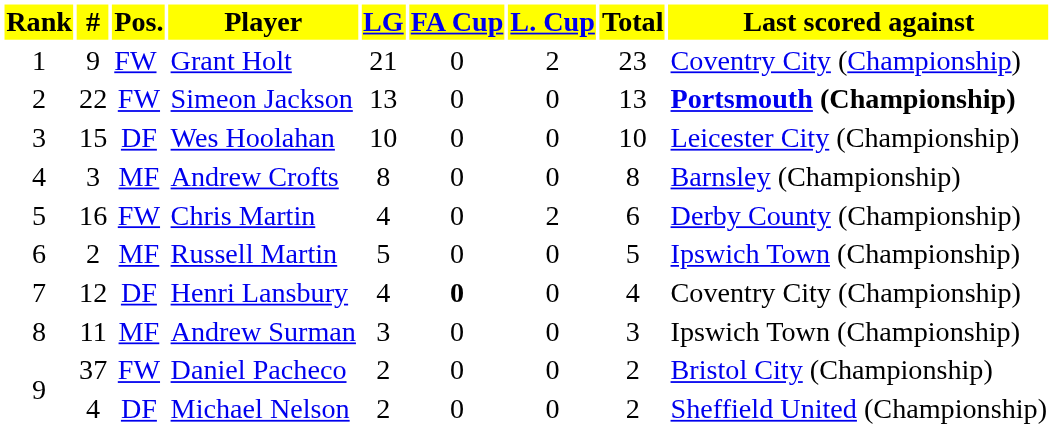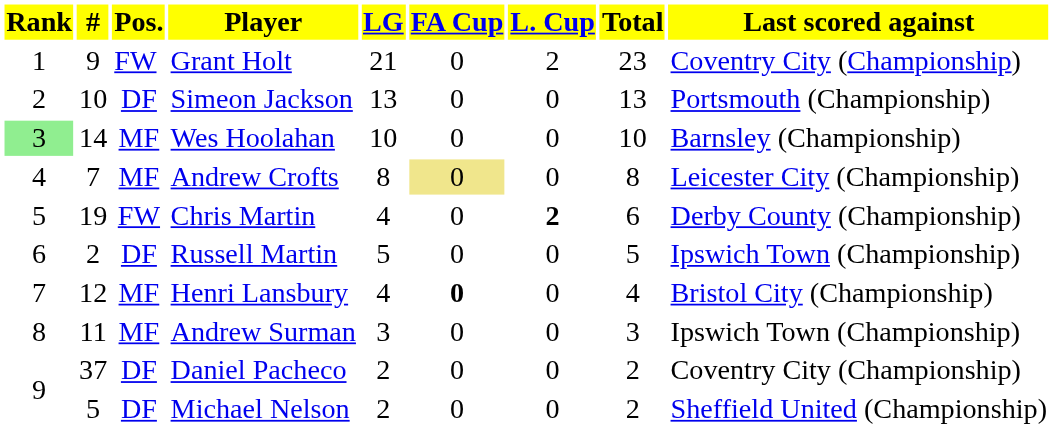(93, 99) 22 -> (93, 99) 10
(139, 99) FW -> (139, 99) DF
(843, 99) bold -> (831, 99) normal
(39, 137) no background -> (39, 137) lightgreen background
(93, 137) 15 -> (93, 137) 14
(139, 137) DF -> (139, 137) MF
(845, 137) Leicester City (Championship) -> (816, 137) Barnsley (Championship)
(93, 176) 3 -> (93, 176) 7
(457, 176) no background -> (457, 176) khaki background
(816, 176) Barnsley (Championship) -> (845, 176) Leicester City (Championship)
(93, 215) 16 -> (93, 215) 19
(553, 215) normal -> (553, 215) bold
(139, 254) MF -> (139, 254) DF
(139, 292) DF -> (139, 292) MF
(846, 292) Coventry City (Championship) -> (832, 292) Bristol City (Championship)
(139, 370) FW -> (139, 370) DF
(832, 370) Bristol City (Championship) -> (846, 370) Coventry City (Championship)
(93, 408) 4 -> (93, 408) 5
